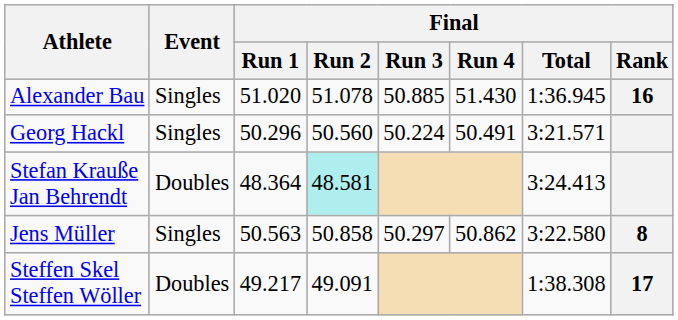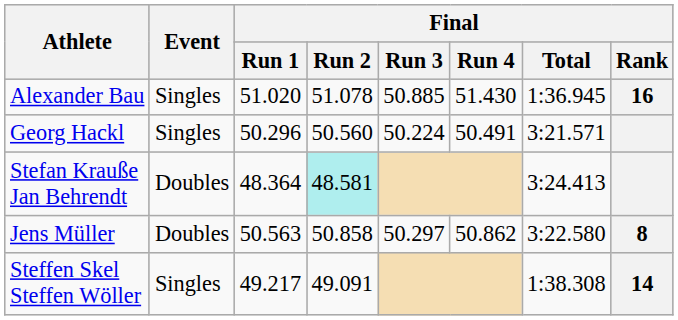(188, 233) Singles -> (192, 233) Doubles
(192, 283) Doubles -> (188, 283) Singles
(642, 283) 17 -> (642, 283) 14
